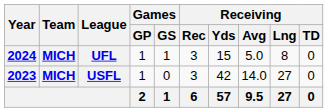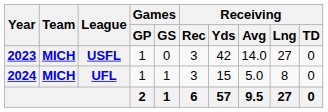rows swapped: (104, 76) <-> (104, 55)
